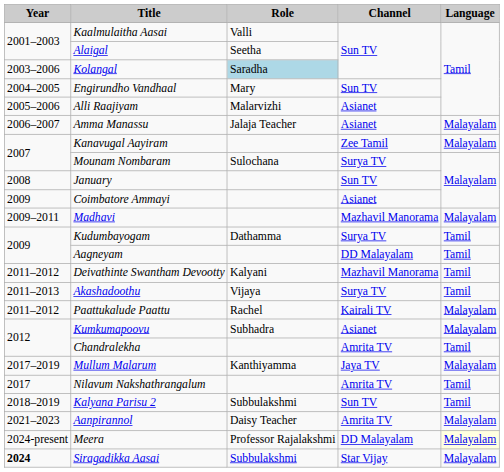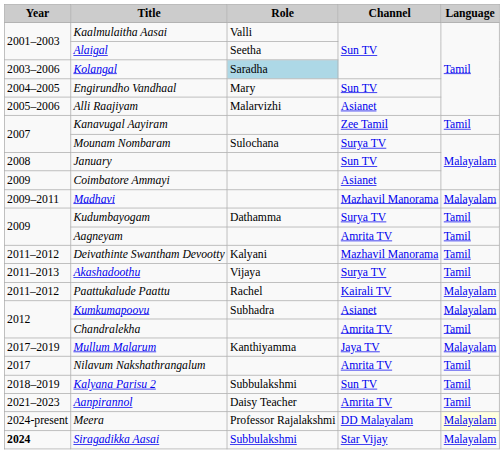- row: (111, 124)
(470, 143) Malayalam -> (457, 124) Tamil
(377, 254) DD Malayalam -> (366, 236) Amrita TV
(470, 421) Malayalam -> (457, 402) Tamil
